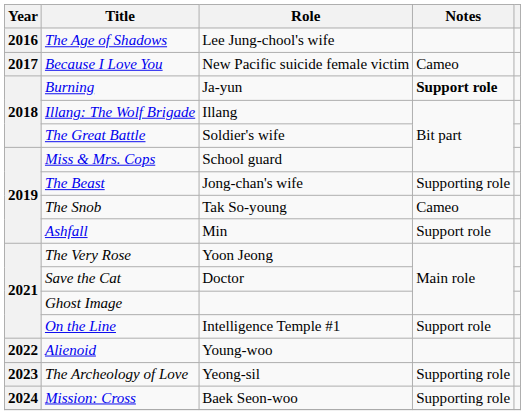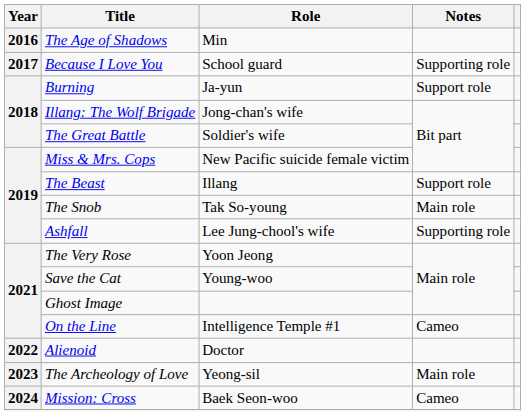(268, 40) Lee Jung-chool's wife -> (215, 40) Min
(306, 64) New Pacific suicide female victim -> (242, 64) School guard
(438, 64) Cameo -> (463, 64) Supporting role
(457, 87) bold -> (454, 87) normal
(220, 111) Illang -> (253, 111) Jong-chan's wife
(242, 159) School guard -> (306, 159) New Pacific suicide female victim
(253, 183) Jong-chan's wife -> (220, 183) Illang
(463, 183) Supporting role -> (454, 183) Support role
(438, 207) Cameo -> (446, 207) Main role
(215, 231) Min -> (268, 231) Lee Jung-chool's wife
(454, 231) Support role -> (463, 231) Supporting role
(223, 278) Doctor -> (237, 278) Young-woo
(454, 326) Support role -> (438, 326) Cameo
(237, 350) Young-woo -> (223, 350) Doctor
(463, 374) Supporting role -> (446, 374) Main role
(463, 398) Supporting role -> (438, 398) Cameo
